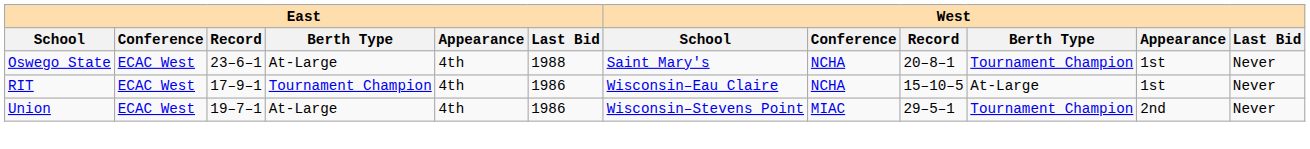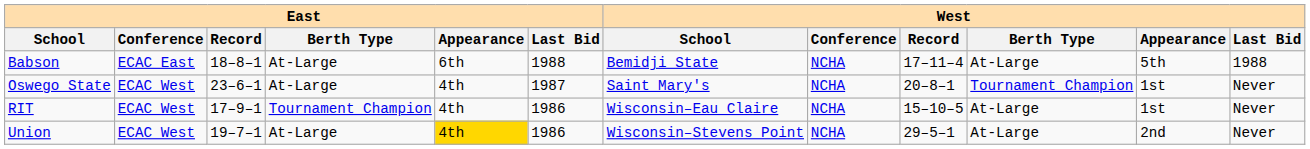+ row: (34, 63)
(548, 63) 1988 -> (548, 86) 1987
(451, 109) no background -> (451, 133) gold background
(828, 109) MIAC -> (828, 133) NCHA
(1052, 109) Tournament Champion -> (1005, 133) At-Large
